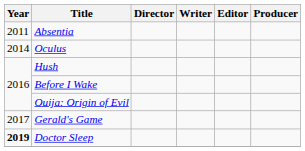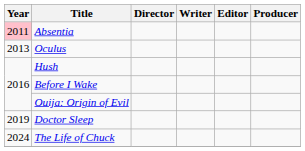(18, 31) no background -> (18, 31) pink background
(18, 48) 2014 -> (18, 48) 2013
- row: (69, 119)
(18, 137) bold -> (18, 119) normal
+ row: (74, 137)
